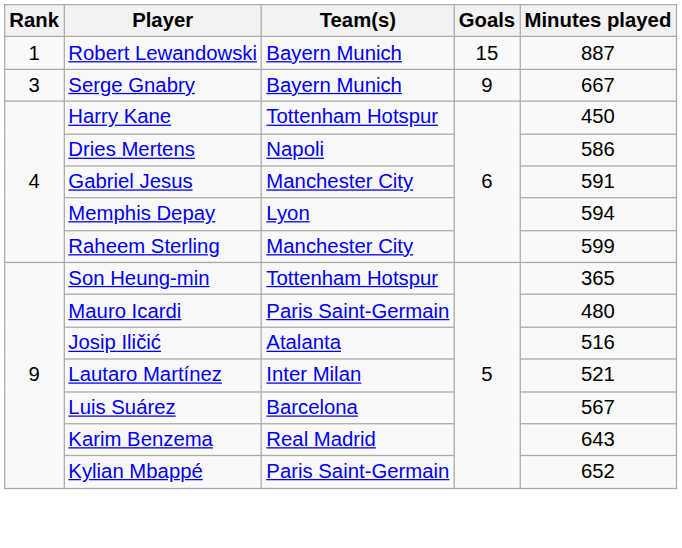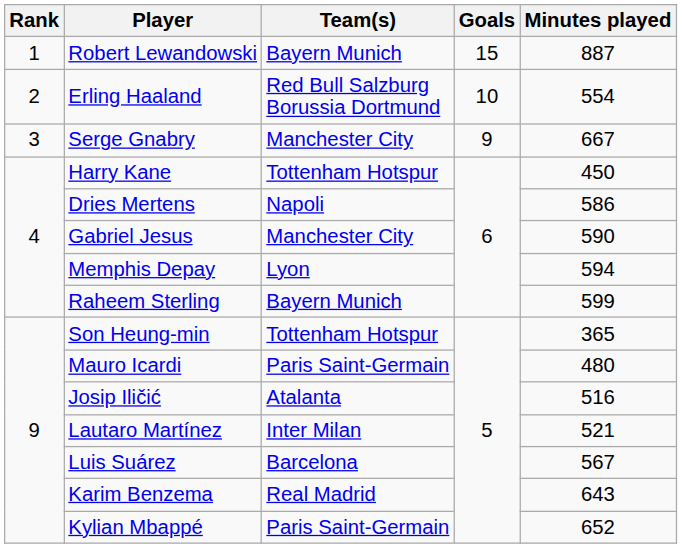+ row: (135, 96)
(334, 85) Bayern Munich -> (340, 140) Manchester City
(598, 181) 591 -> (598, 236) 590
(340, 246) Manchester City -> (334, 301) Bayern Munich
